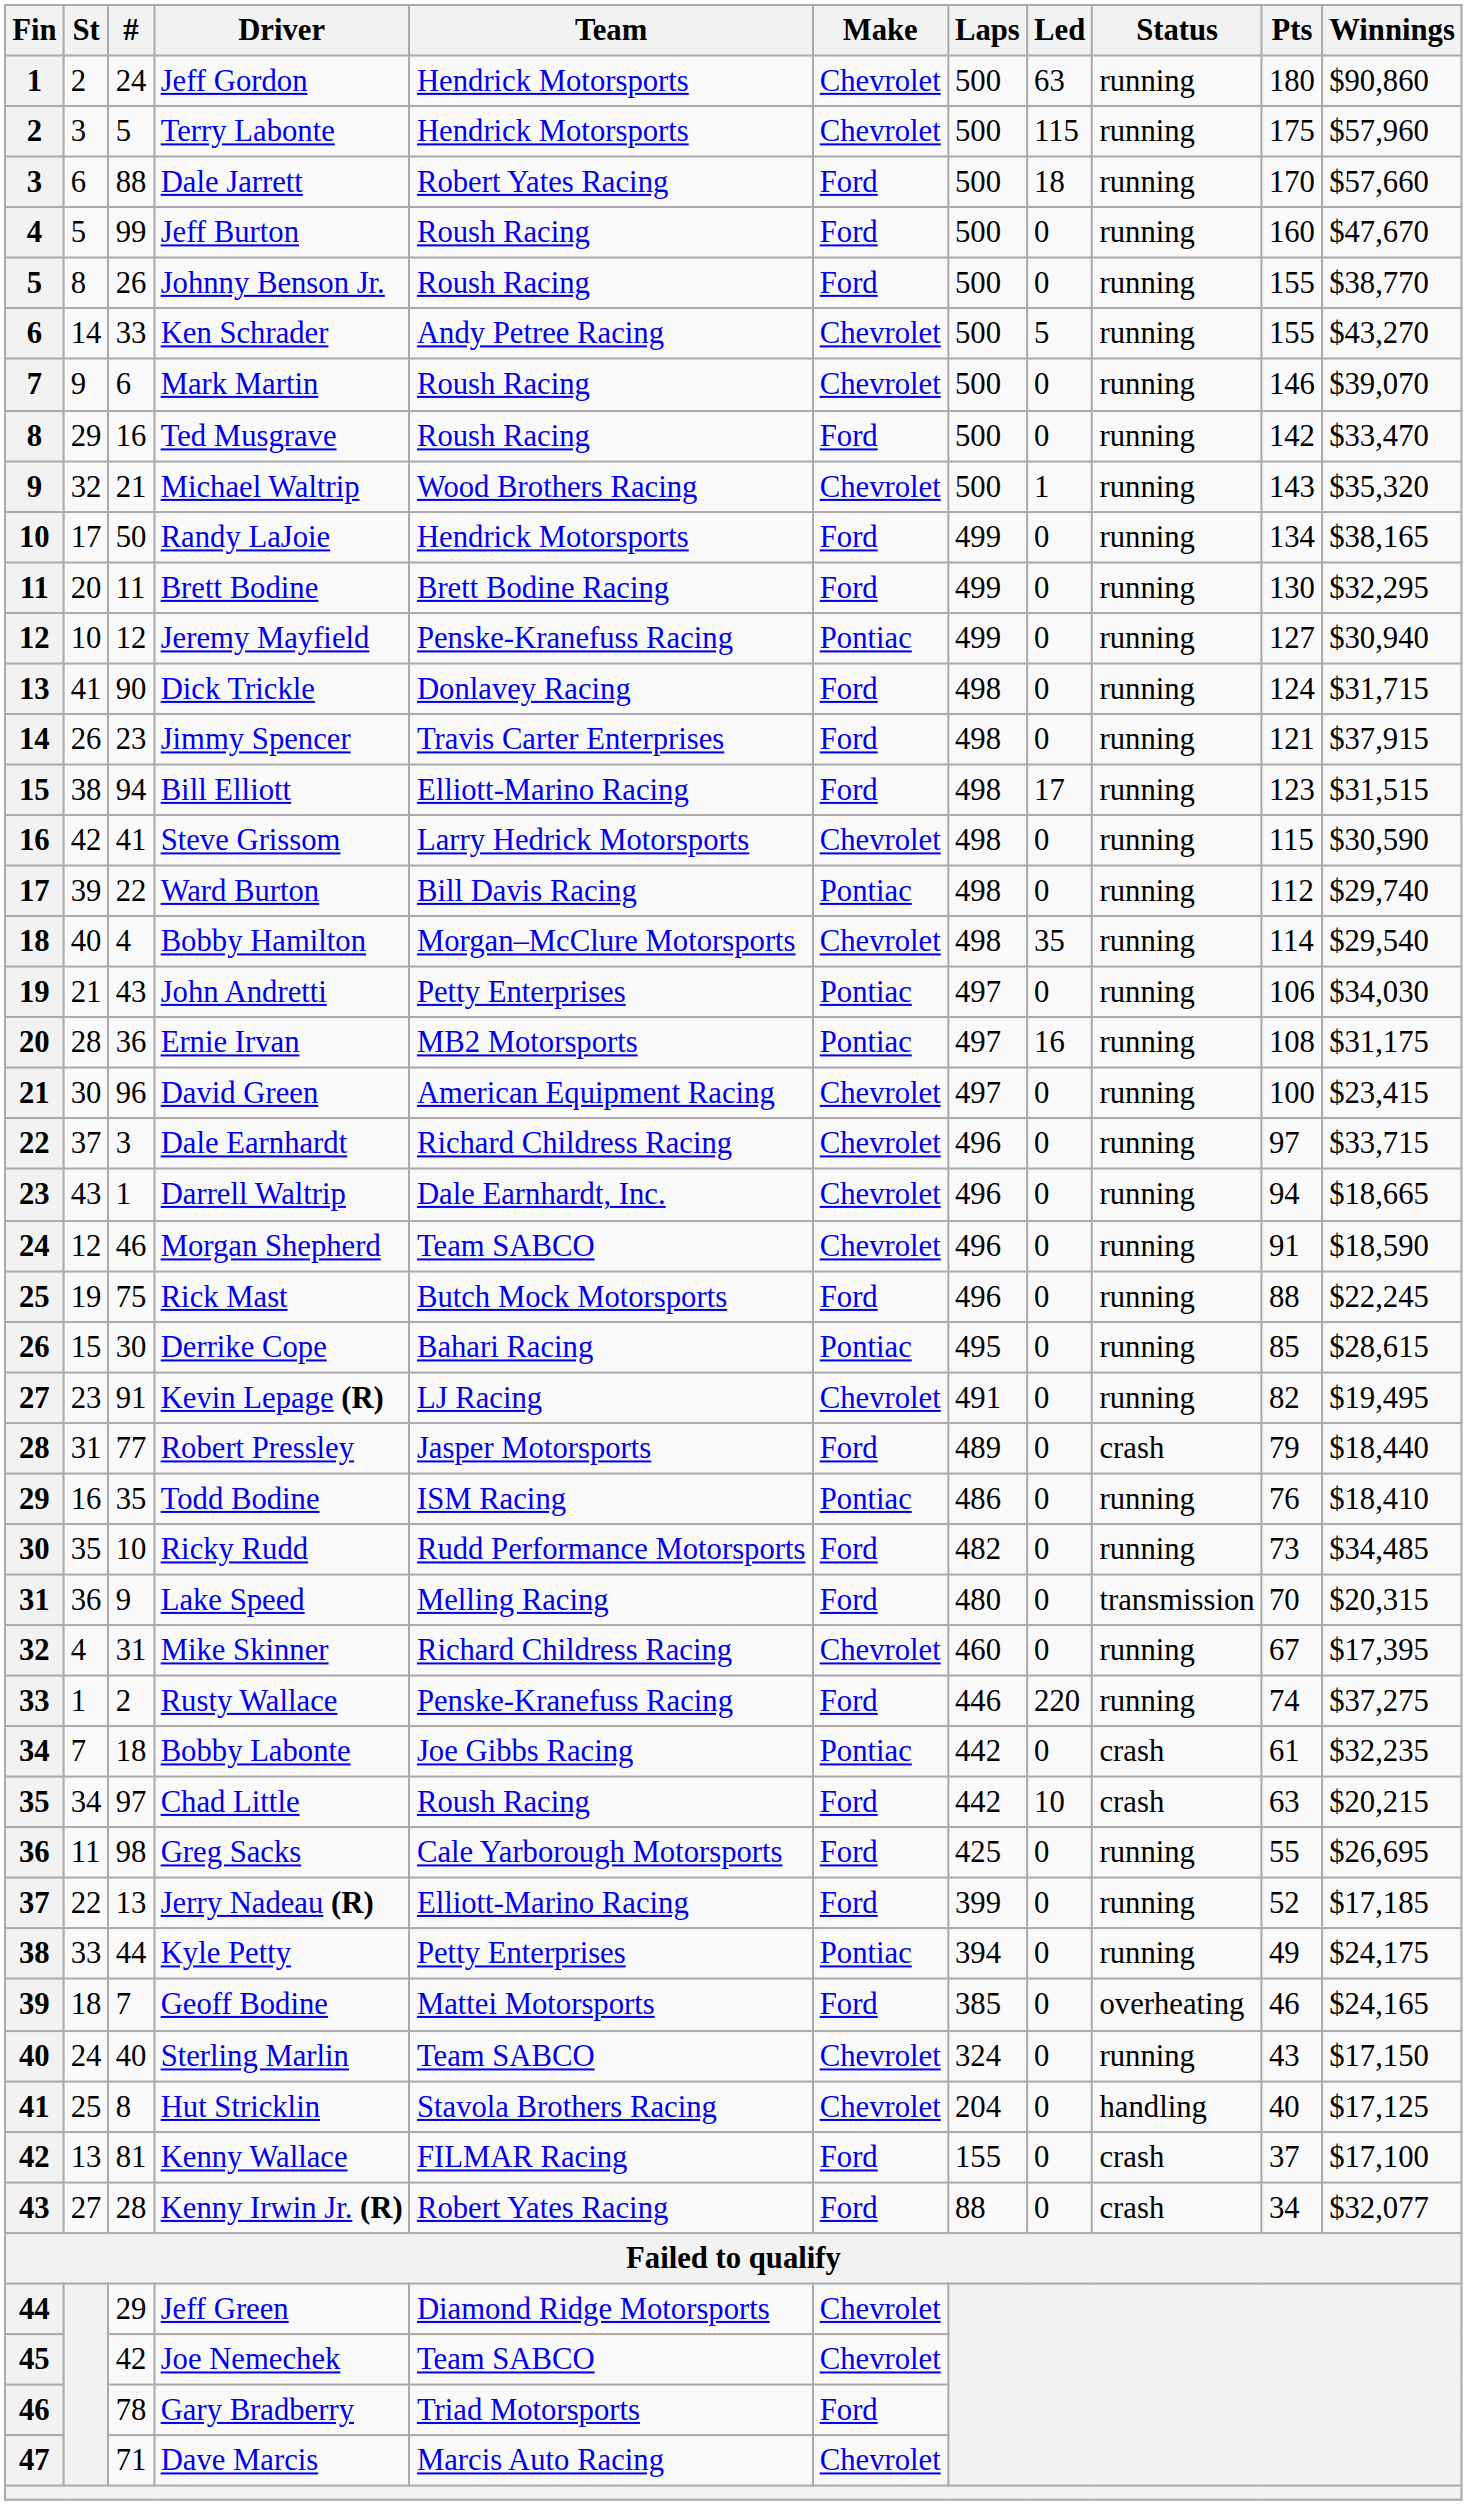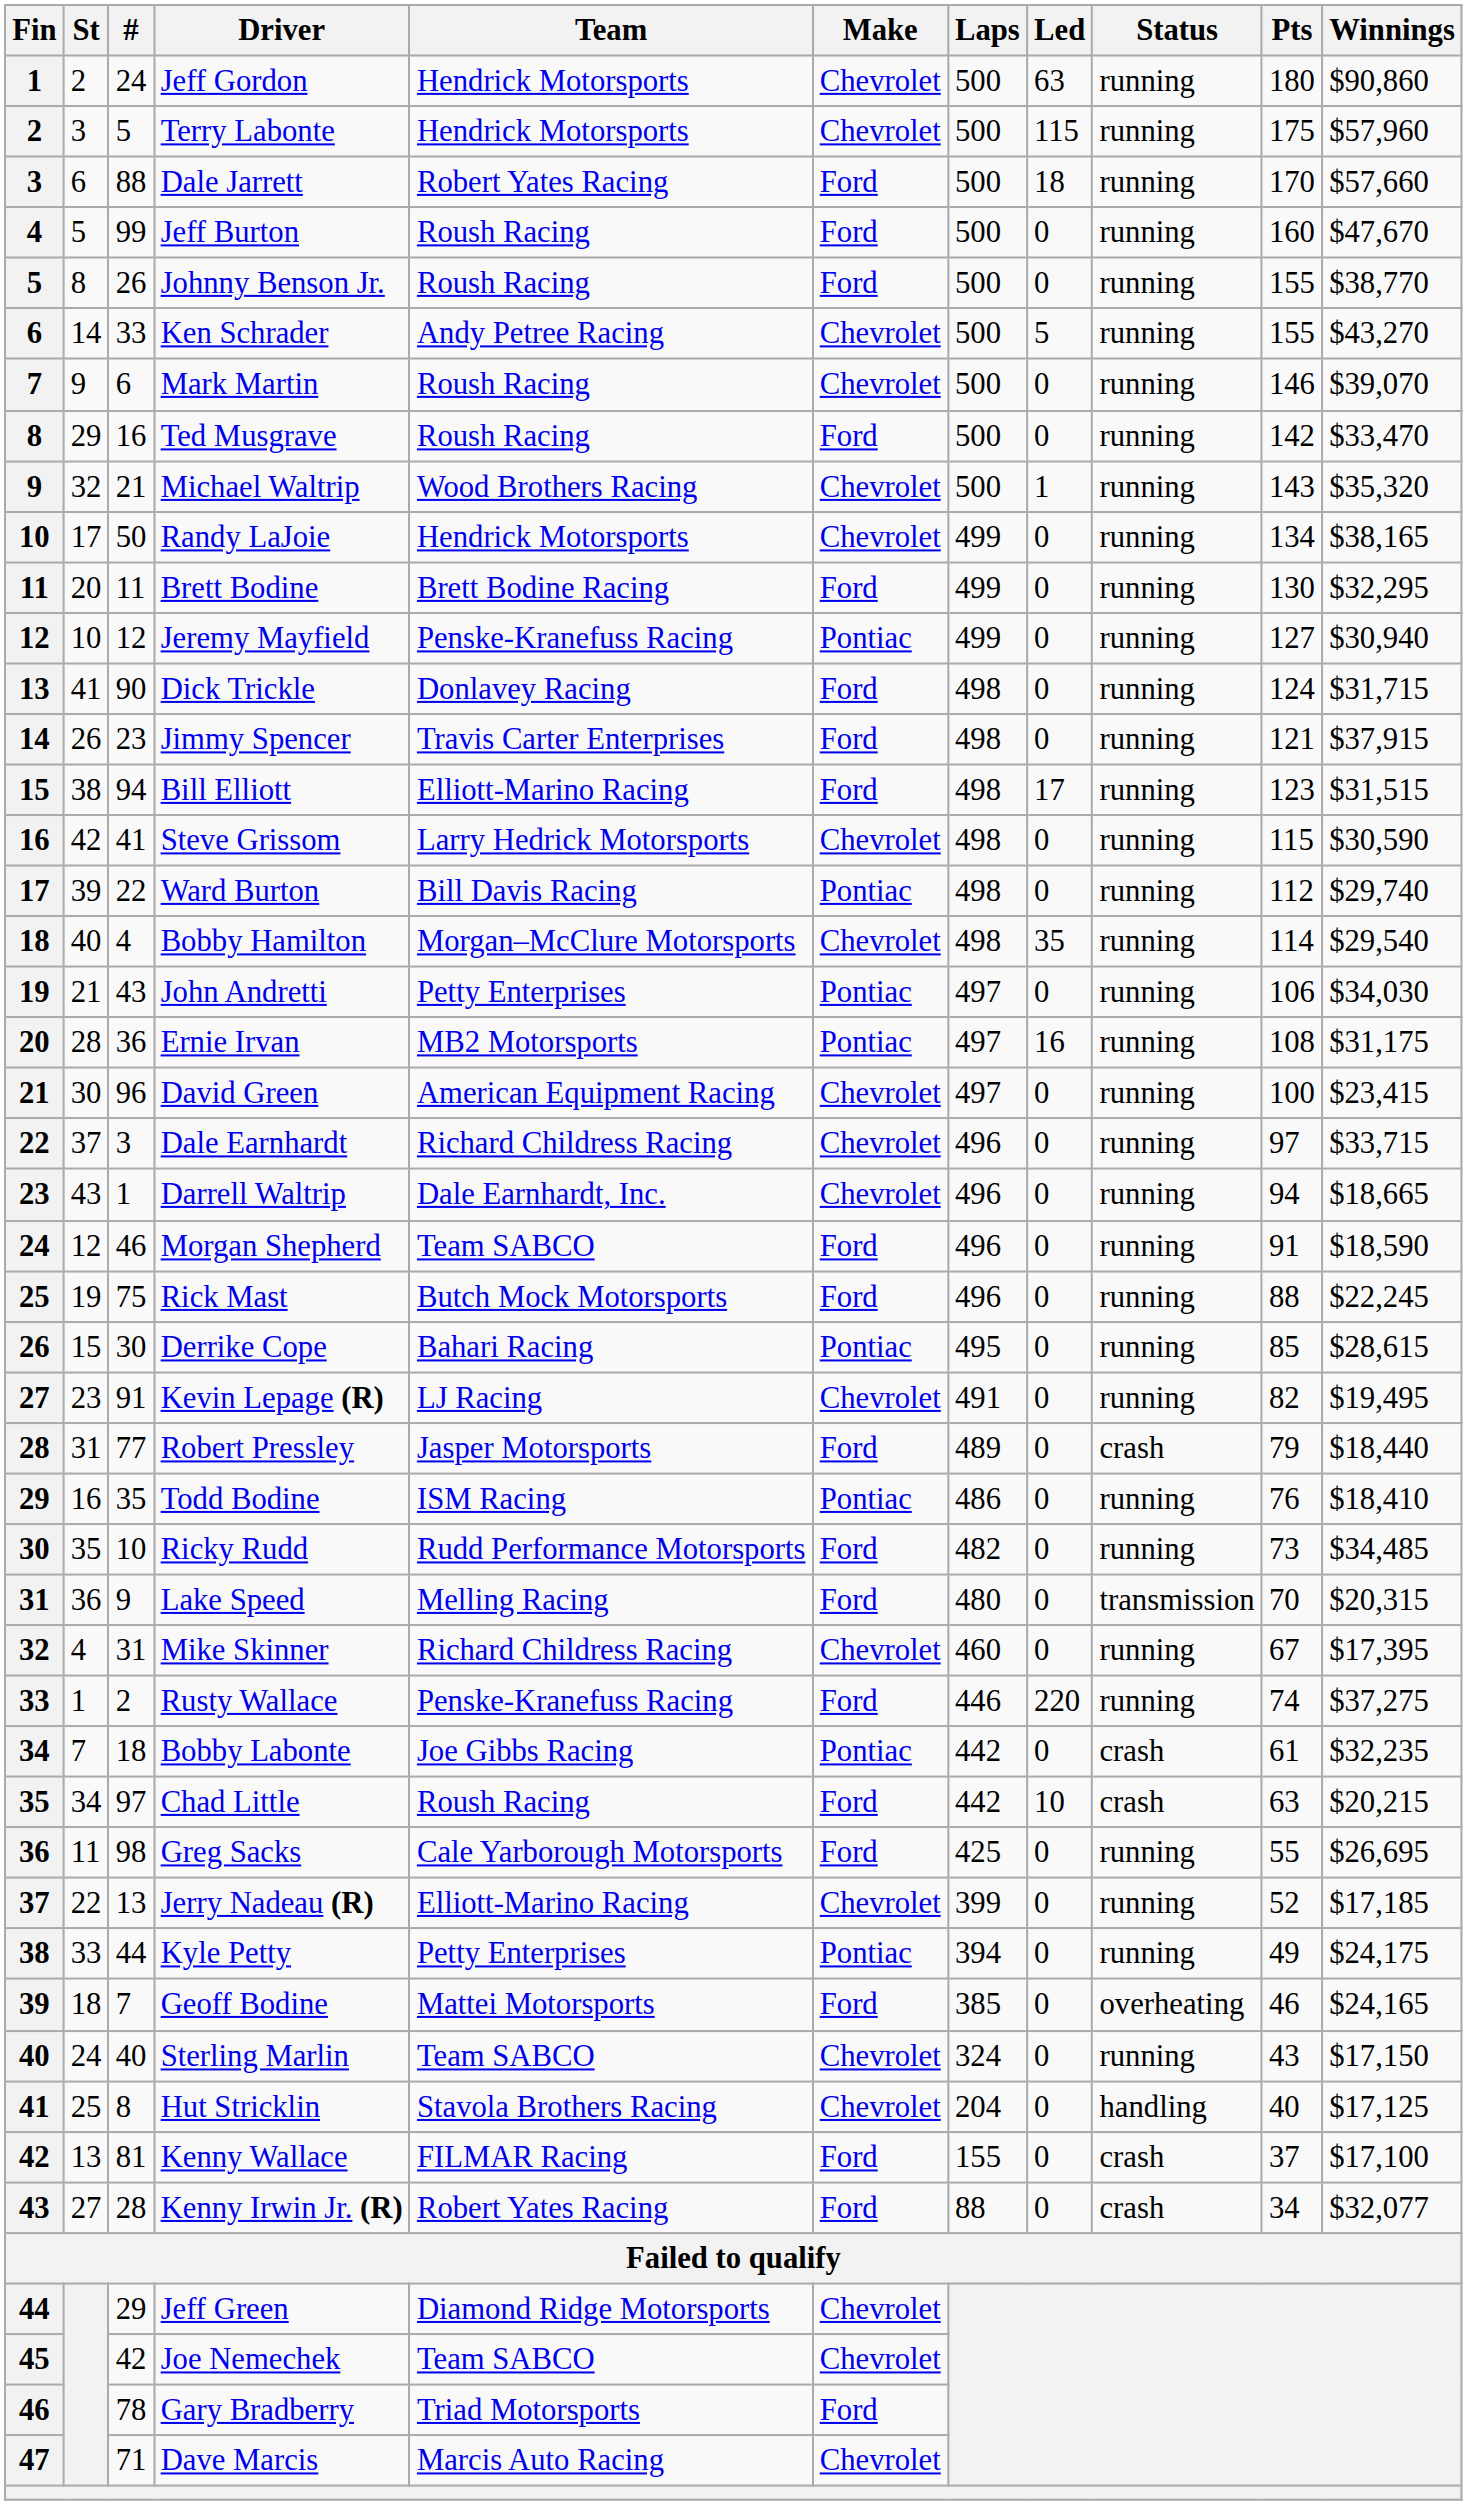(849, 536) Ford -> (880, 536) Chevrolet
(880, 1245) Chevrolet -> (849, 1245) Ford
(849, 1903) Ford -> (880, 1903) Chevrolet
